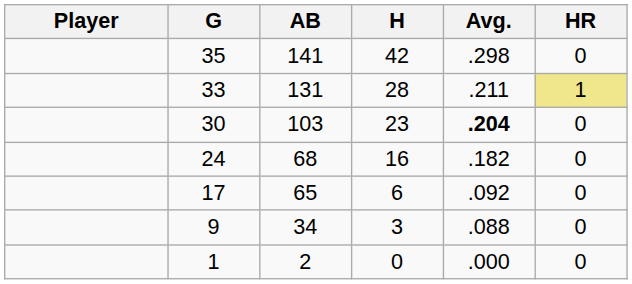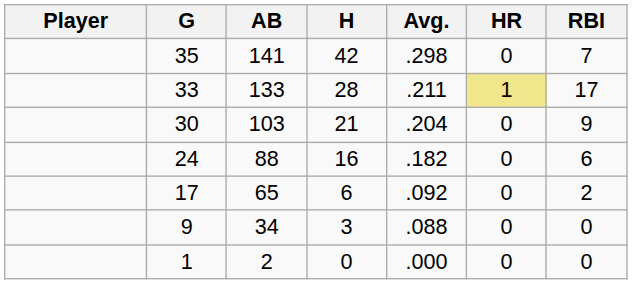+ column: (586, 21)
(305, 90) 131 -> (267, 90) 133
(397, 124) 23 -> (347, 124) 21
(489, 124) bold -> (427, 124) normal
(305, 158) 68 -> (267, 158) 88
